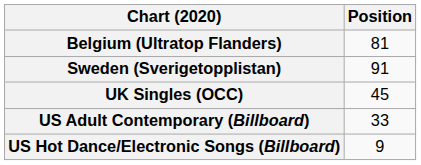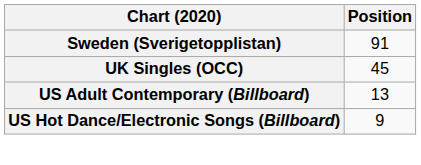- row: (174, 43)
(380, 120) 33 -> (380, 95) 13
